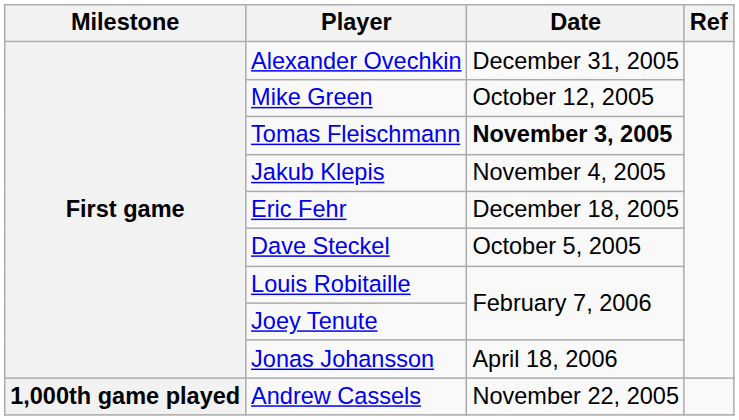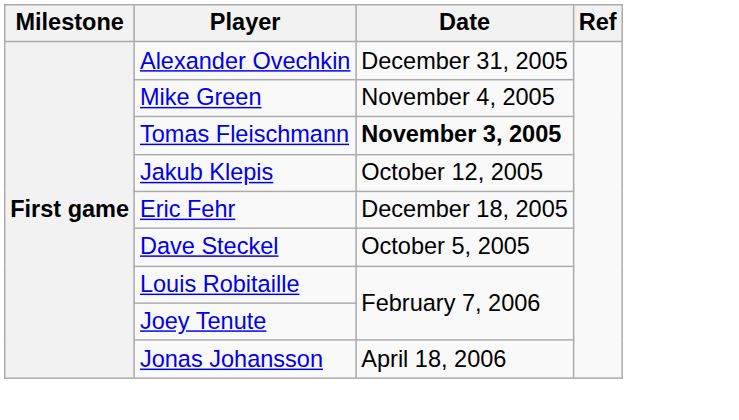(563, 97) October 12, 2005 -> (458, 97) November 4, 2005
(569, 172) November 4, 2005 -> (452, 172) October 12, 2005
- row: (336, 396)
